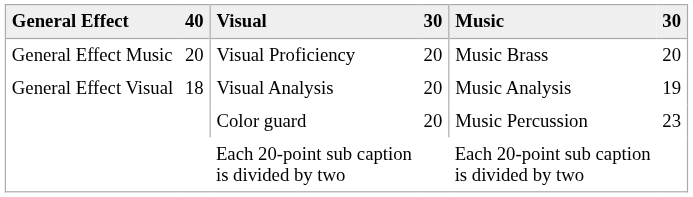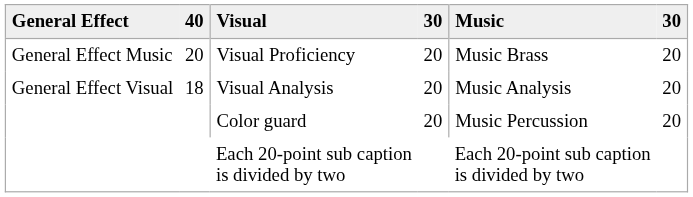(672, 88) 19 -> (672, 88) 20
(672, 120) 23 -> (672, 120) 20
